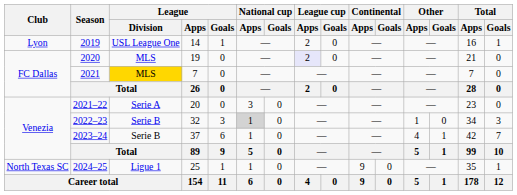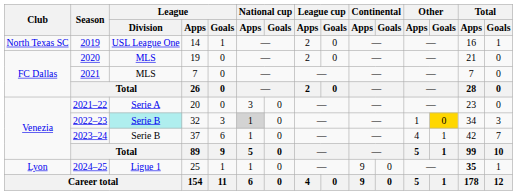(38, 43) Lyon -> (38, 43) North Texas SC
(308, 58) lavender background -> (308, 58) no background
(146, 74) gold background -> (146, 74) no background
(146, 120) no background -> (146, 120) paleturquoise background
(444, 120) no background -> (444, 120) gold background
(38, 167) North Texas SC -> (38, 167) Lyon
(471, 167) normal -> (471, 167) bold
